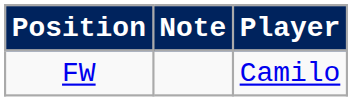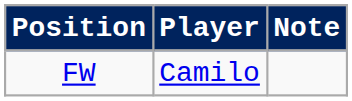columns swapped: (290, 28) <-> (193, 28)
